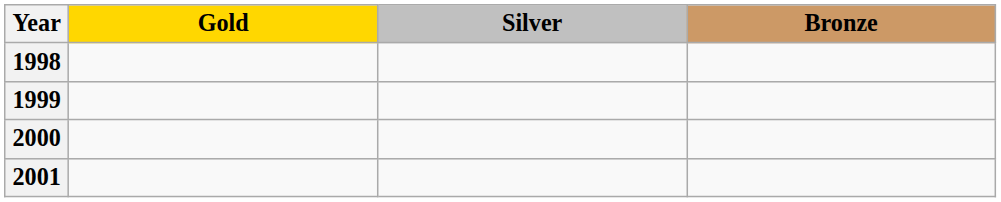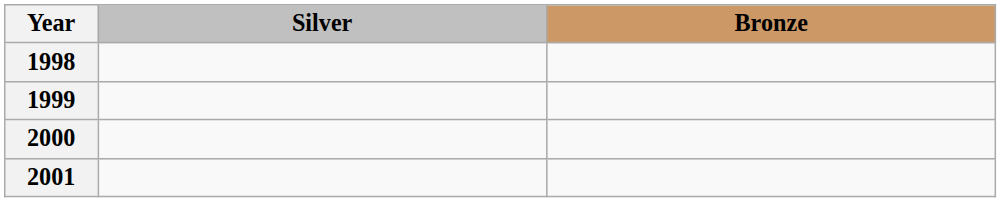- column: (223, 23)
